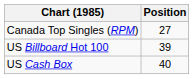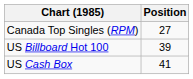(165, 64) 40 -> (165, 64) 41
